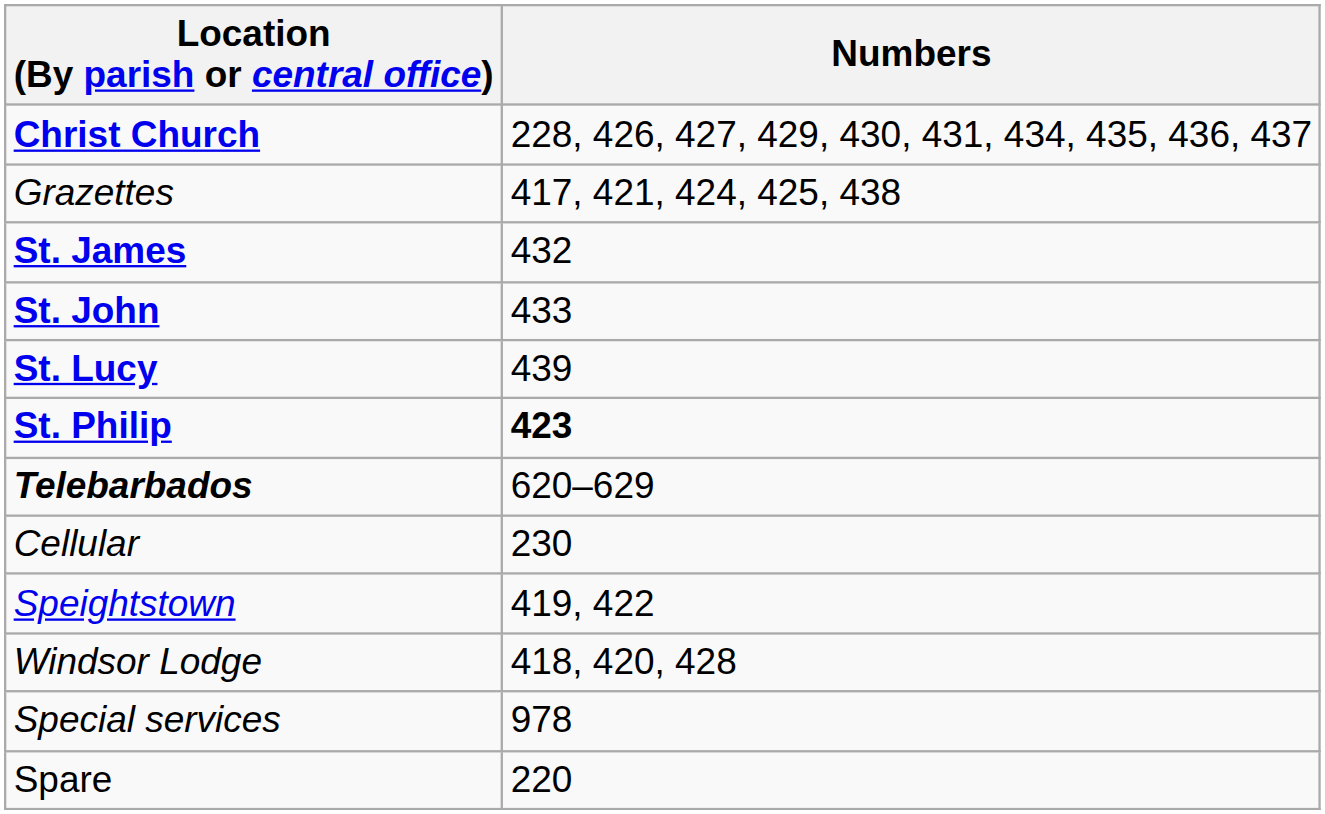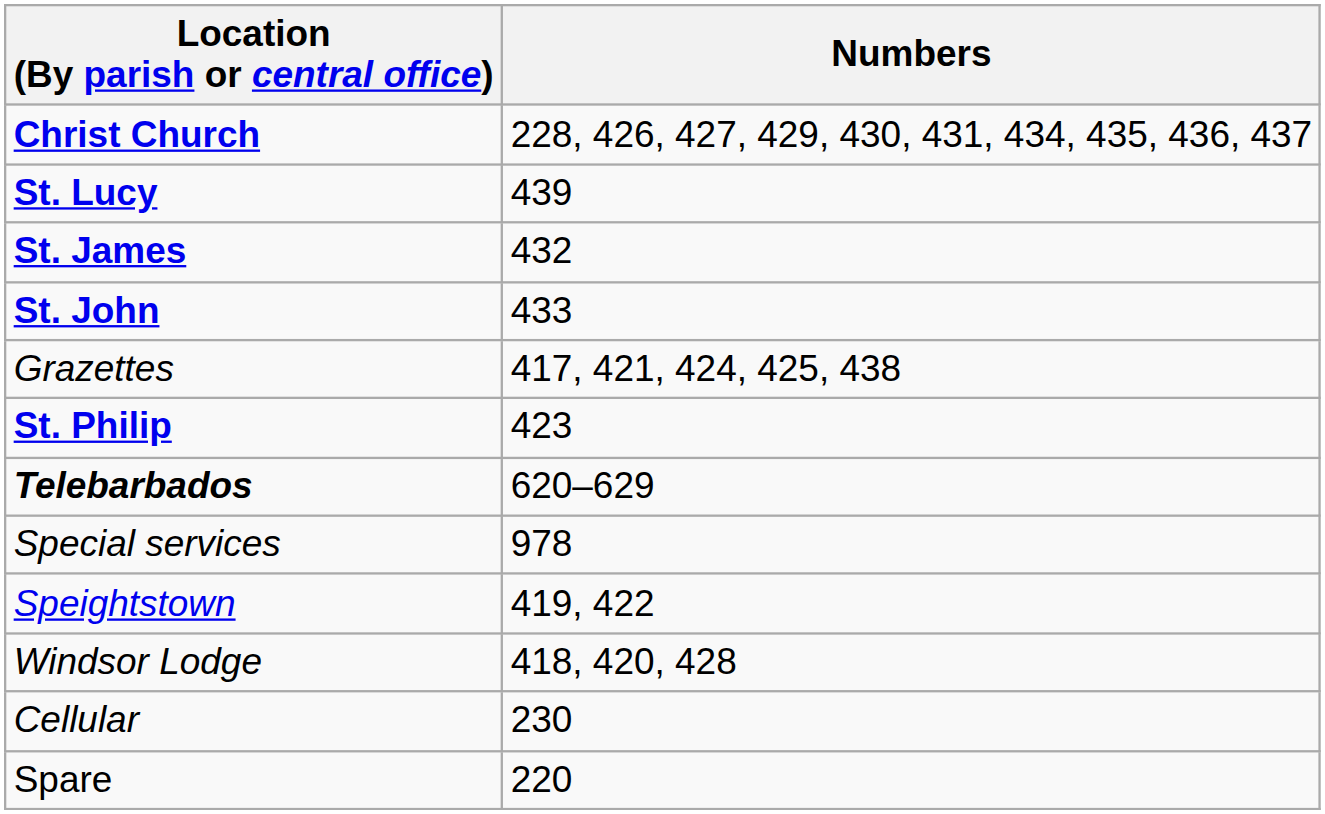rows swapped: (94, 192) <-> (86, 368)
(541, 427) bold -> (541, 427) normal
rows swapped: (147, 720) <-> (76, 544)
